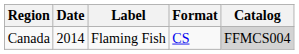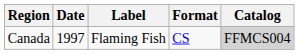(70, 37) 2014 -> (70, 37) 1997
